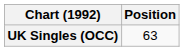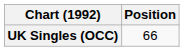(150, 35) 63 -> (150, 35) 66
